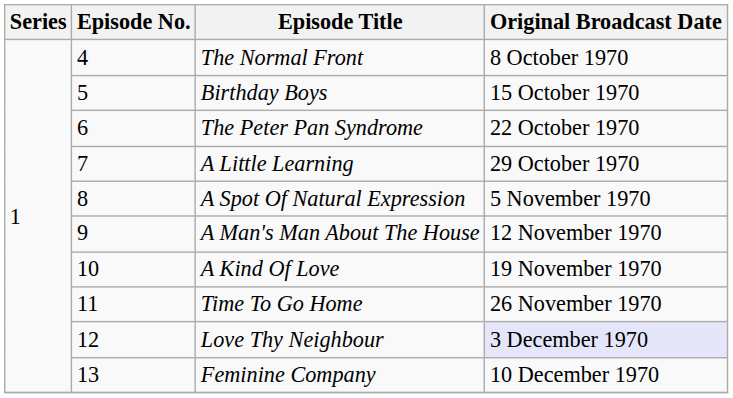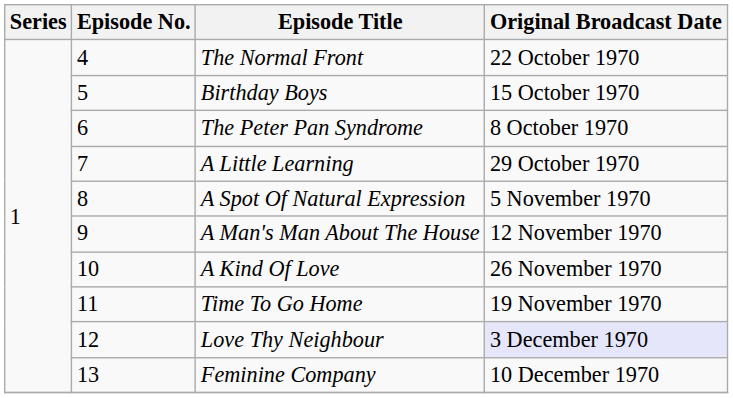(559, 57) 8 October 1970 -> (565, 57) 22 October 1970
(565, 127) 22 October 1970 -> (559, 127) 8 October 1970
(576, 269) 19 November 1970 -> (576, 269) 26 November 1970
(576, 304) 26 November 1970 -> (576, 304) 19 November 1970
